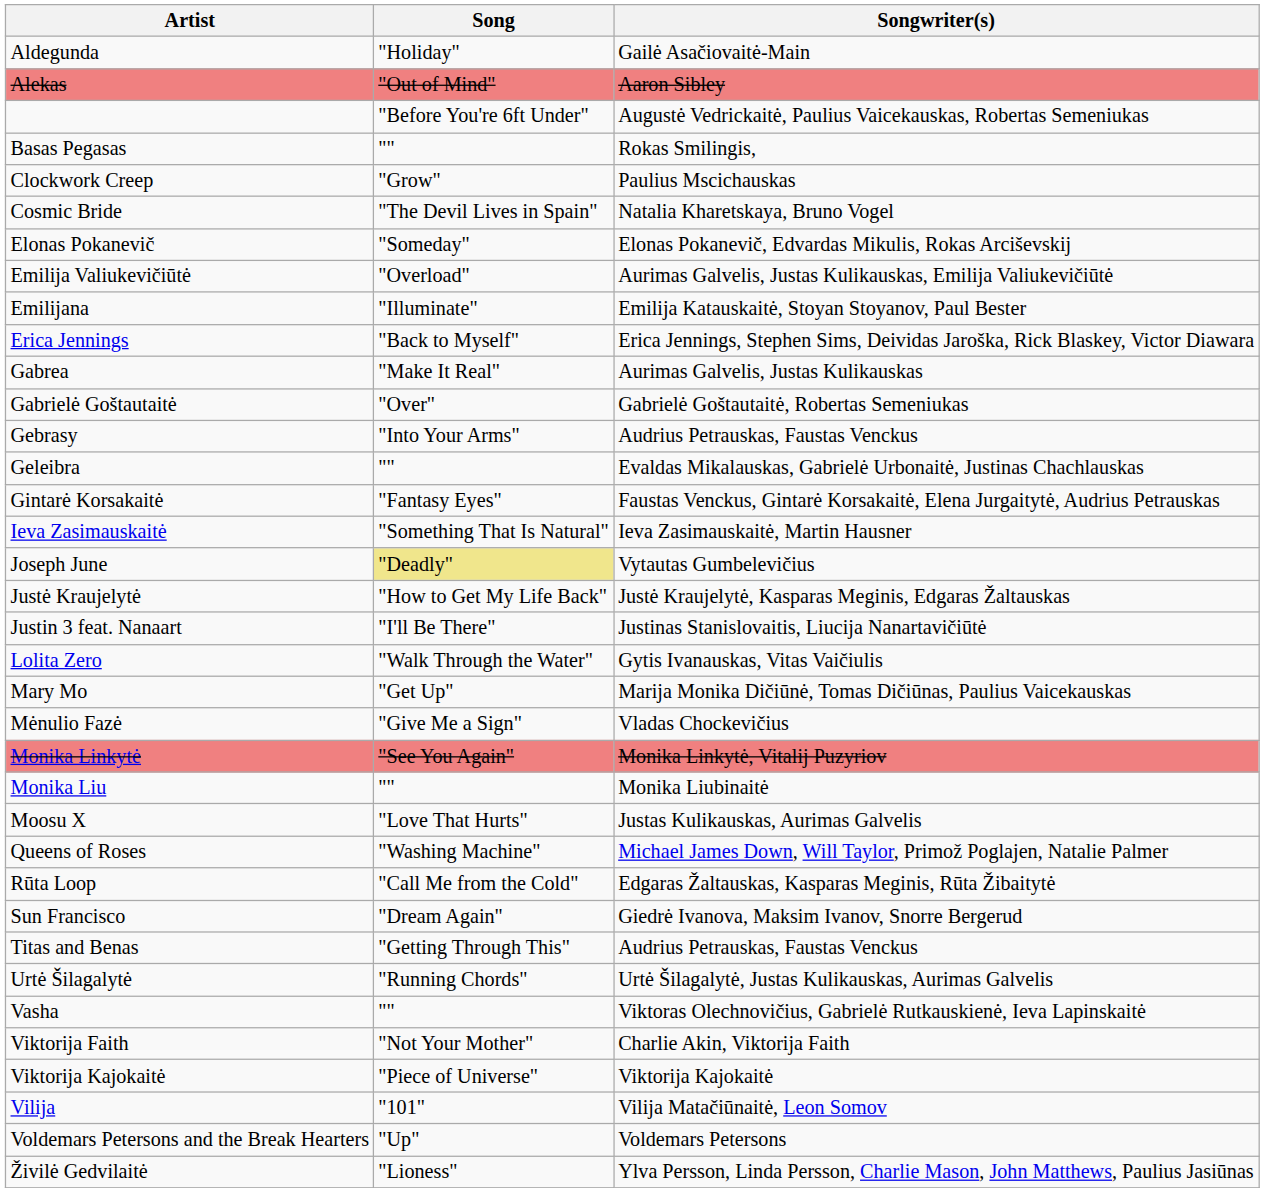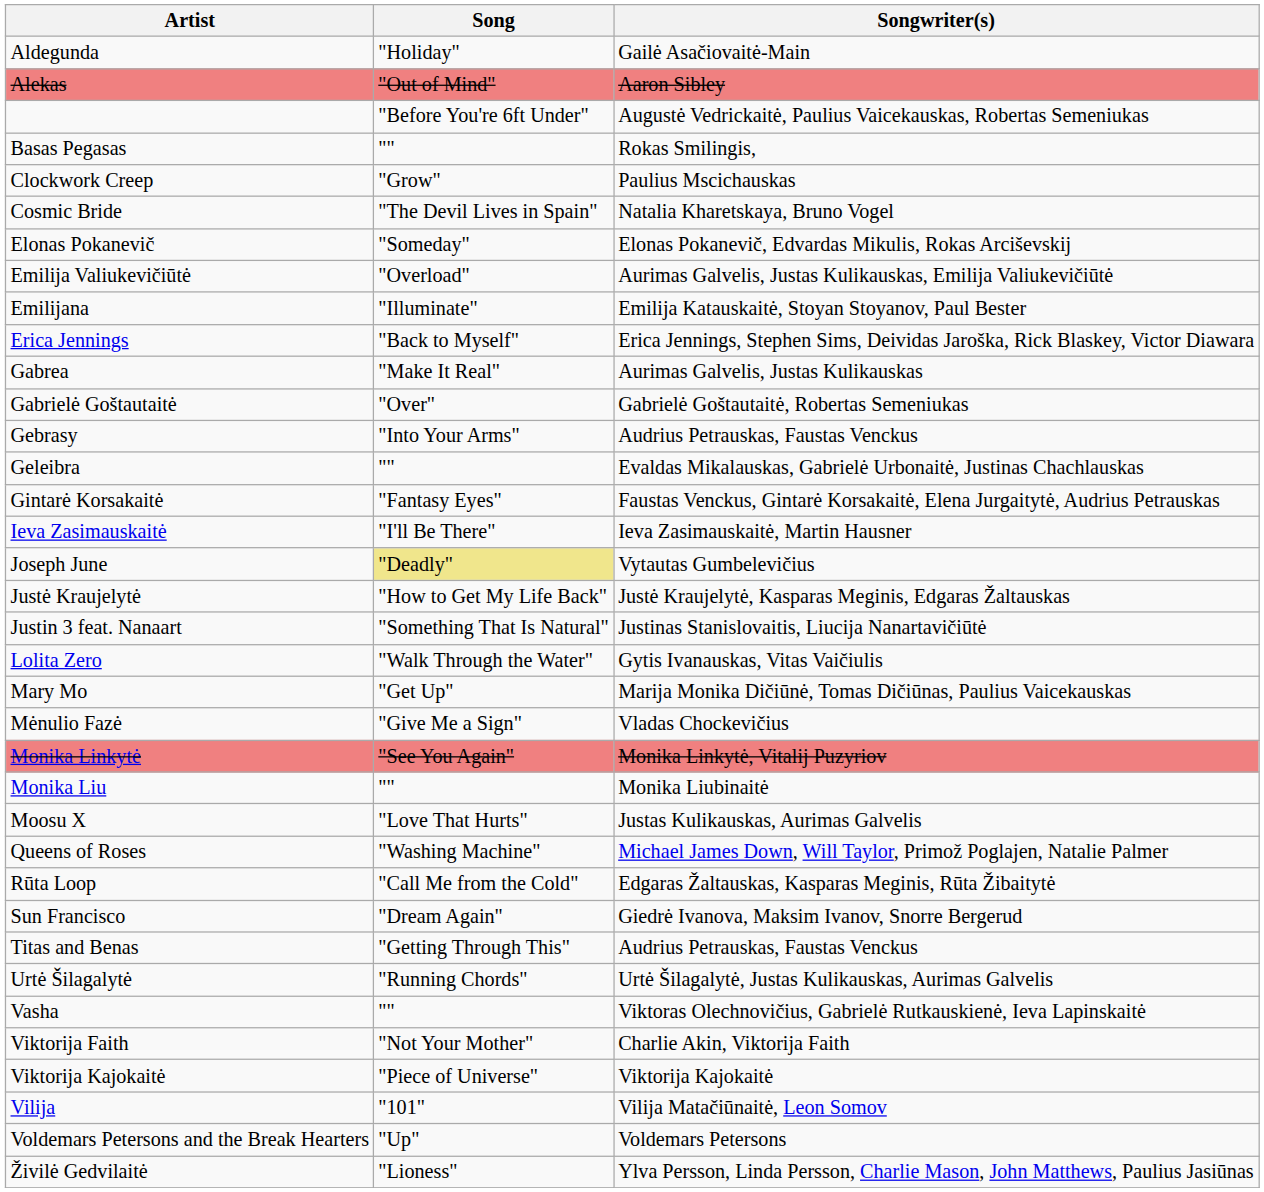(494, 532) "Something That Is Natural" -> (437, 532) "I'll Be There"
(437, 627) "I'll Be There" -> (494, 627) "Something That Is Natural"
